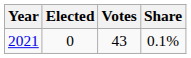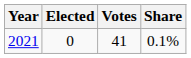(119, 41) 43 -> (119, 41) 41
